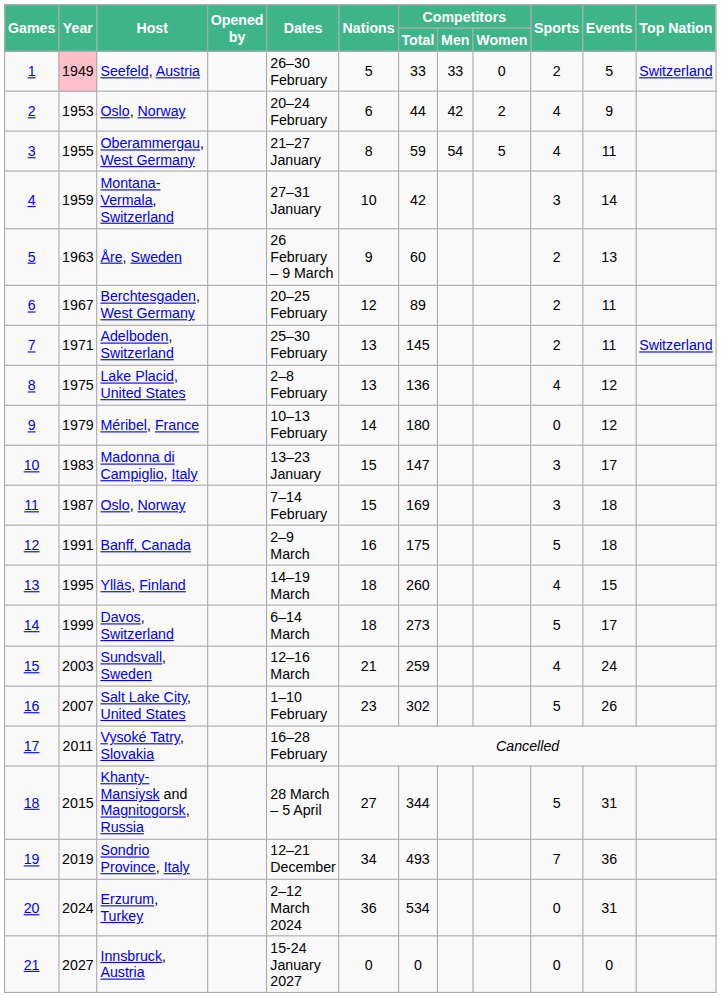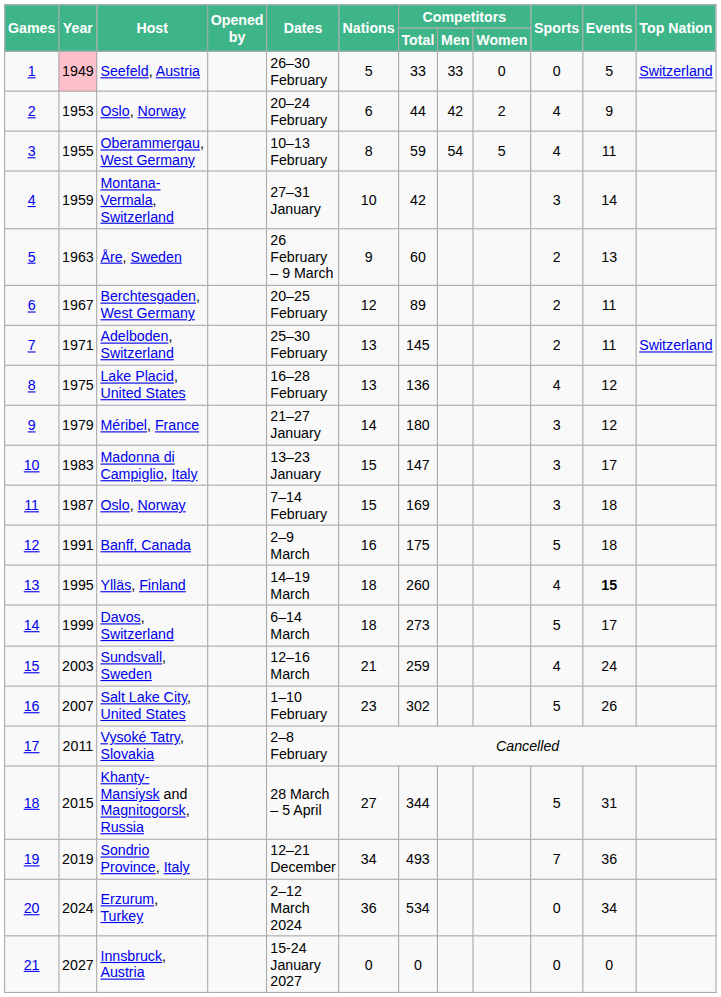(557, 71) 2 -> (557, 71) 0
(296, 151) 21–27 January -> (299, 151) 10–13 February
(299, 385) 2–8 February -> (299, 385) 16–28 February
(299, 425) 10–13 February -> (296, 425) 21–27 January
(557, 425) 0 -> (557, 425) 3
(609, 585) normal -> (609, 585) bold
(299, 746) 16–28 February -> (299, 746) 2–8 February
(609, 907) 31 -> (609, 907) 34
